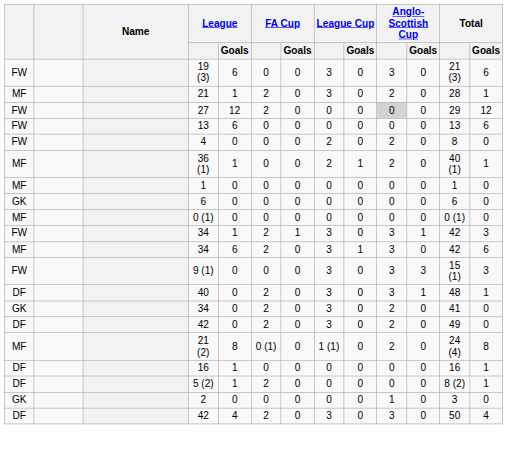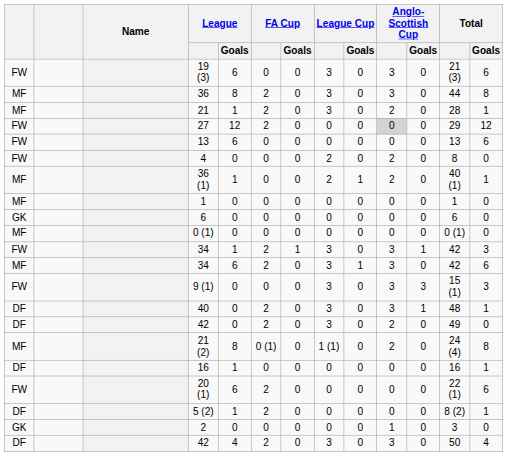+ row: (19, 94)
- row: (19, 308)
+ row: (19, 389)
